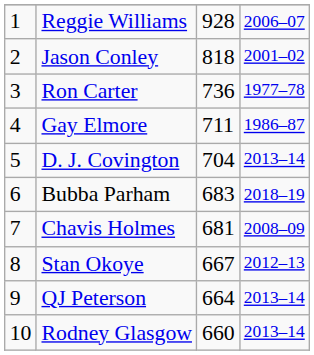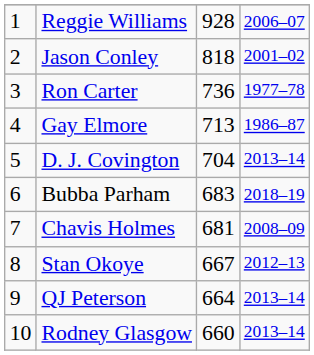(218, 125) 711 -> (218, 125) 713
